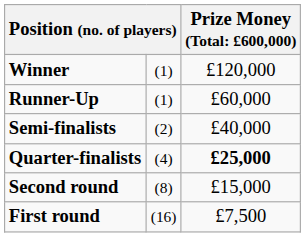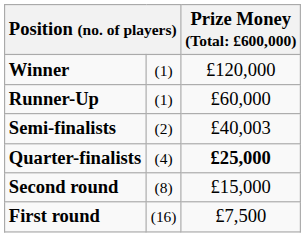(241, 128) £40,000 -> (241, 128) £40,003
